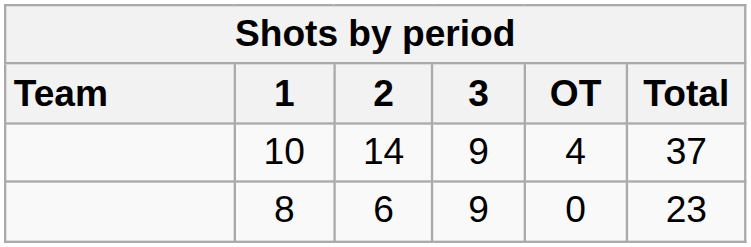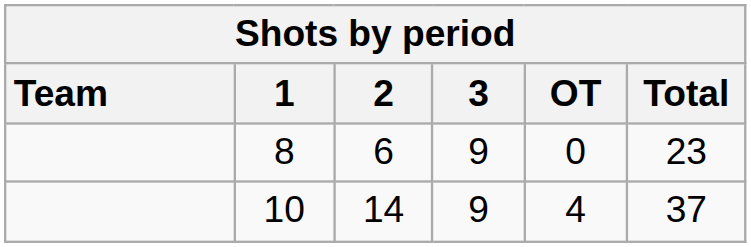rows swapped: (284, 151) <-> (284, 210)
